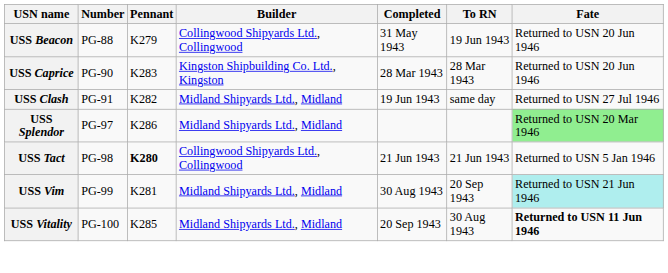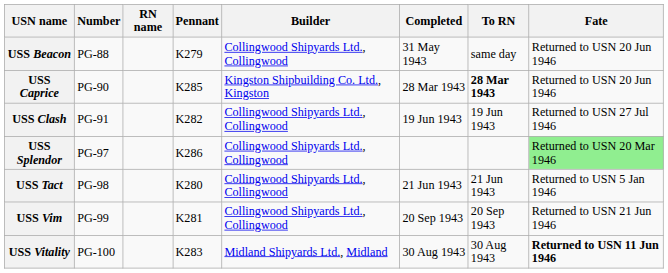+ column: (148, 20)
(480, 40) 19 Jun 1943 -> (494, 53) same day
(144, 73) K283 -> (189, 86) K285
(468, 73) normal -> (490, 86) bold
(261, 99) Midland Shipyards Ltd., Midland -> (295, 119) Collingwood Shipyards Ltd., Collingwood
(473, 99) same day -> (487, 119) 19 Jun 1943
(261, 125) Midland Shipyards Ltd., Midland -> (295, 152) Collingwood Shipyards Ltd., Collingwood
(144, 158) bold -> (189, 185) normal
(261, 191) Midland Shipyards Ltd., Midland -> (295, 218) Collingwood Shipyards Ltd., Collingwood
(411, 191) 30 Aug 1943 -> (433, 218) 20 Sep 1943
(575, 191) paleturquoise background -> (592, 218) no background
(144, 224) K285 -> (189, 251) K283
(410, 224) 20 Sep 1943 -> (434, 251) 30 Aug 1943
